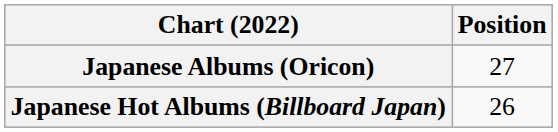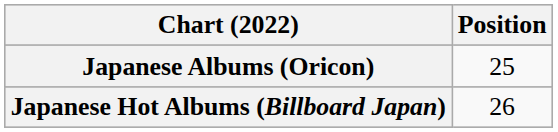(502, 65) 27 -> (502, 65) 25
